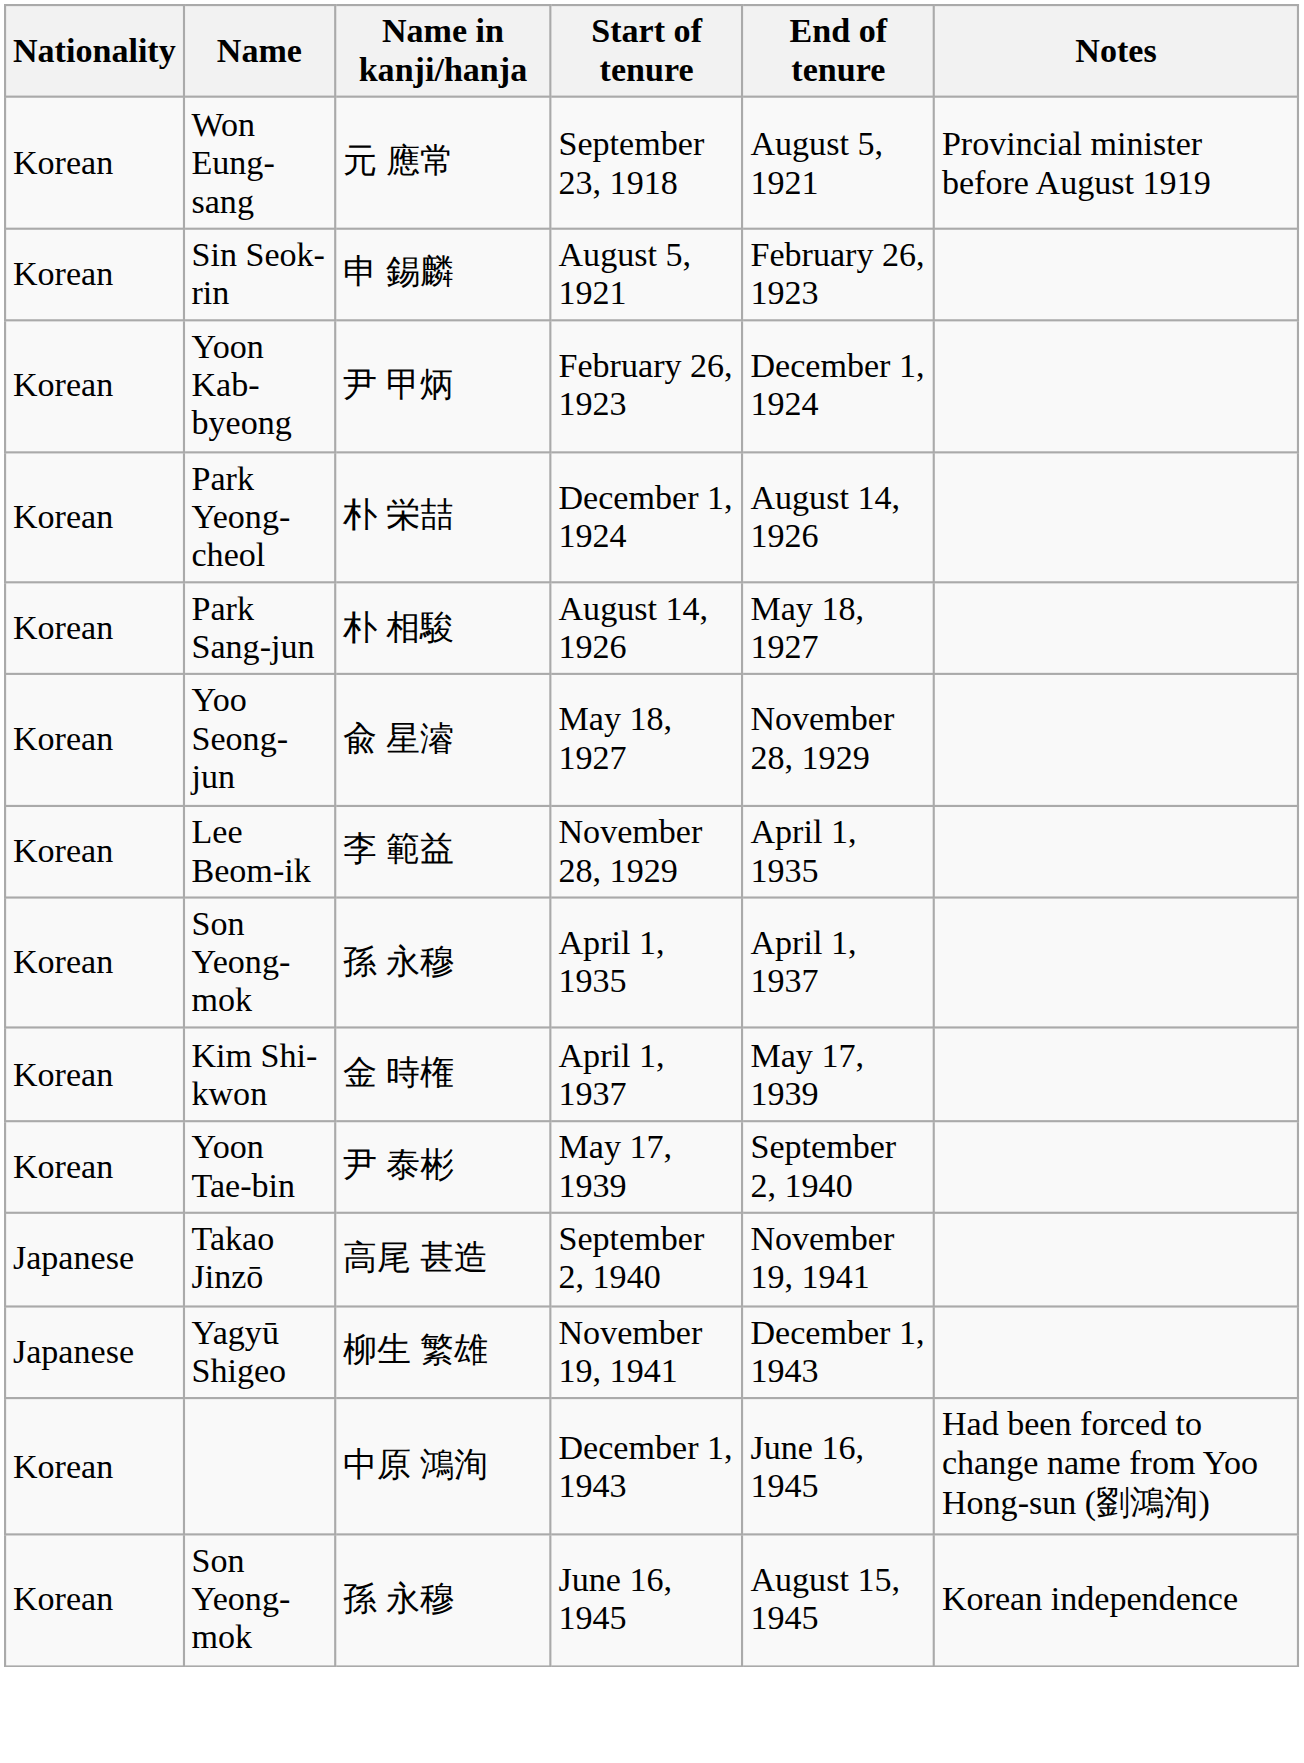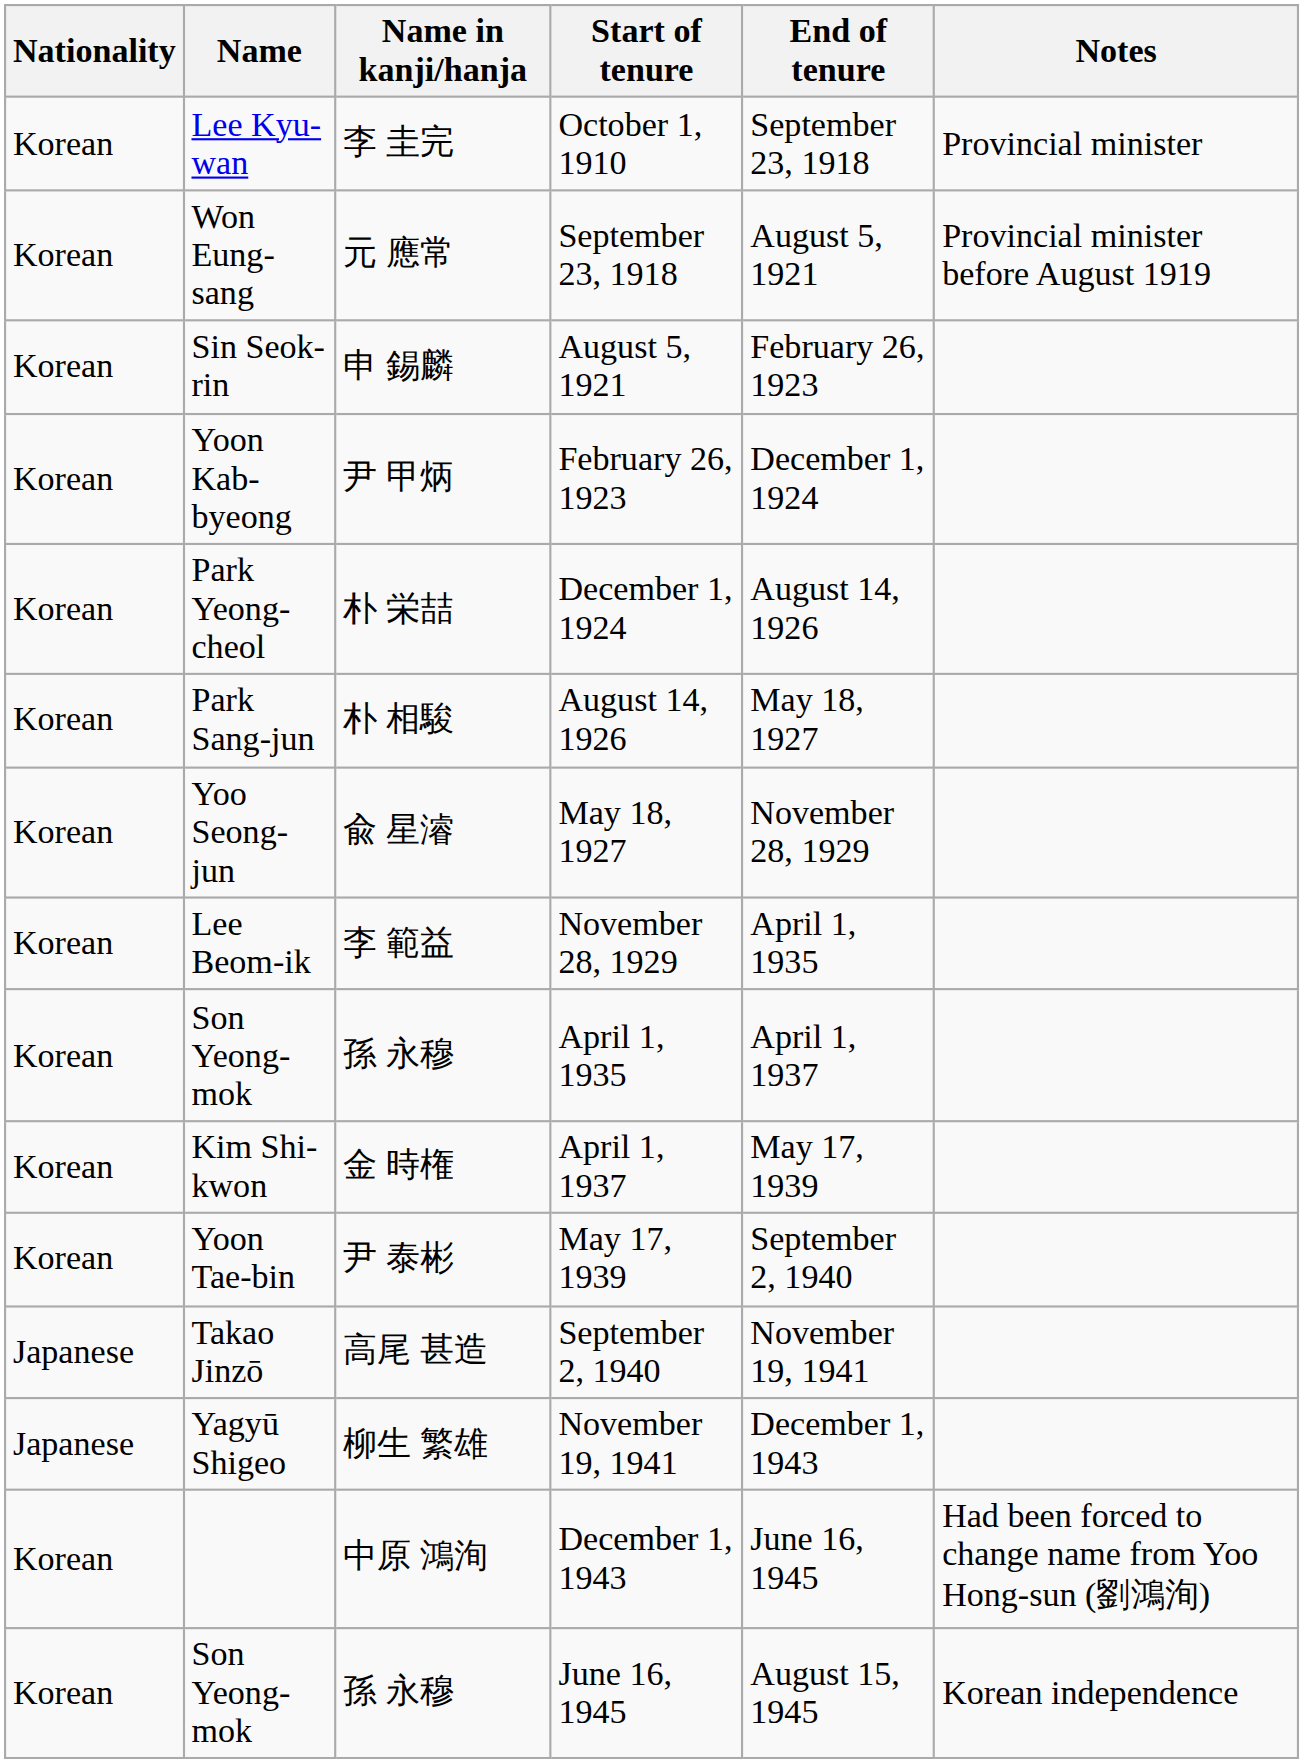+ row: (630, 143)
